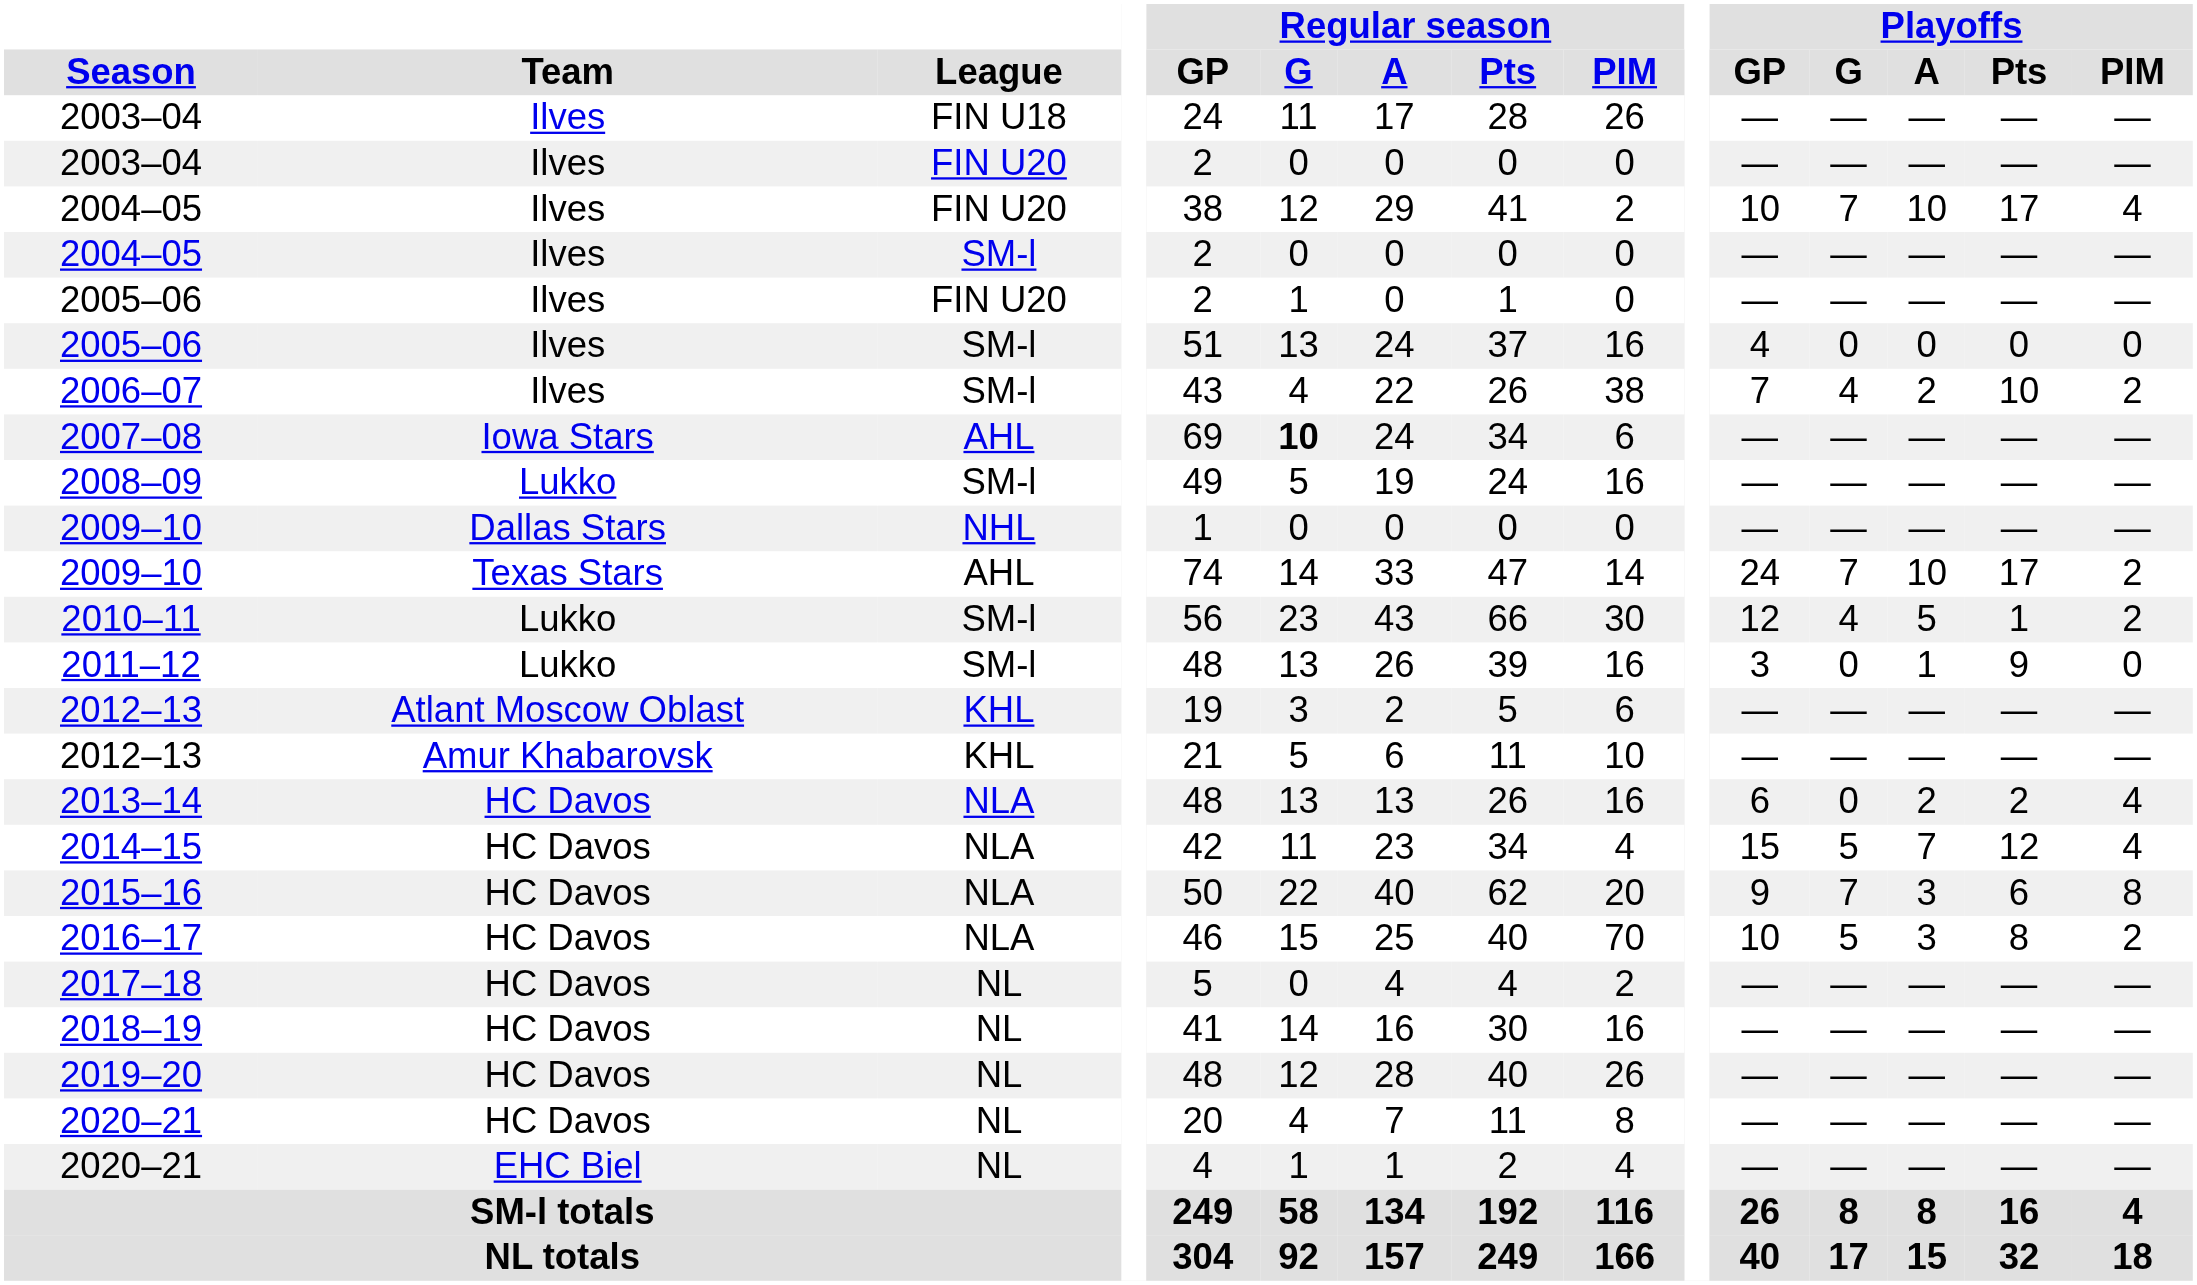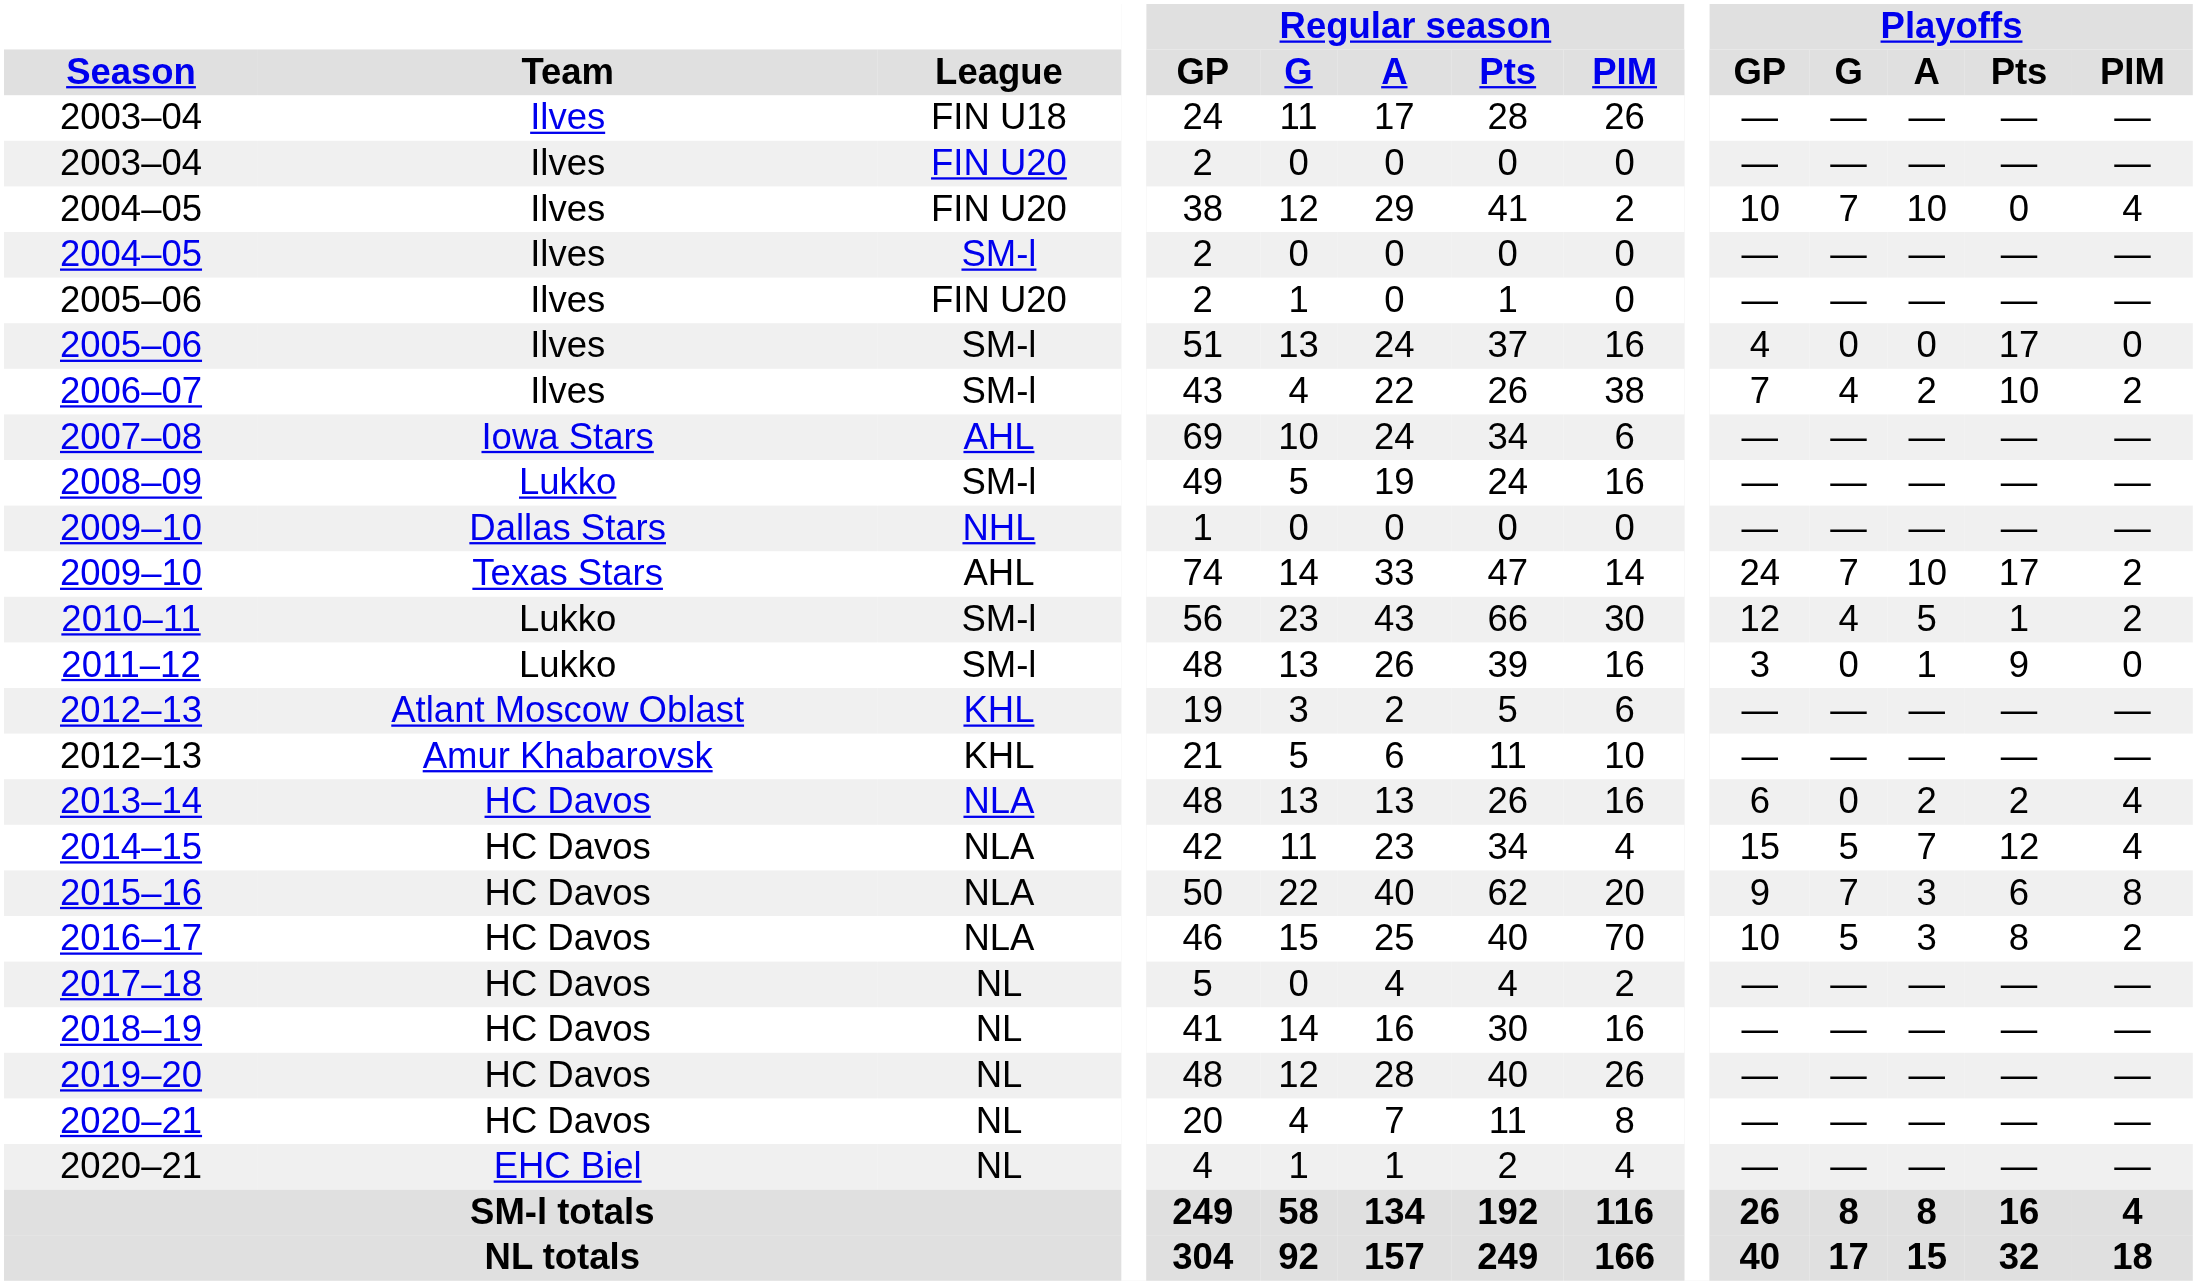(2019, 208) 17 -> (2019, 208) 0
(2019, 345) 0 -> (2019, 345) 17
(1299, 436) bold -> (1299, 436) normal
